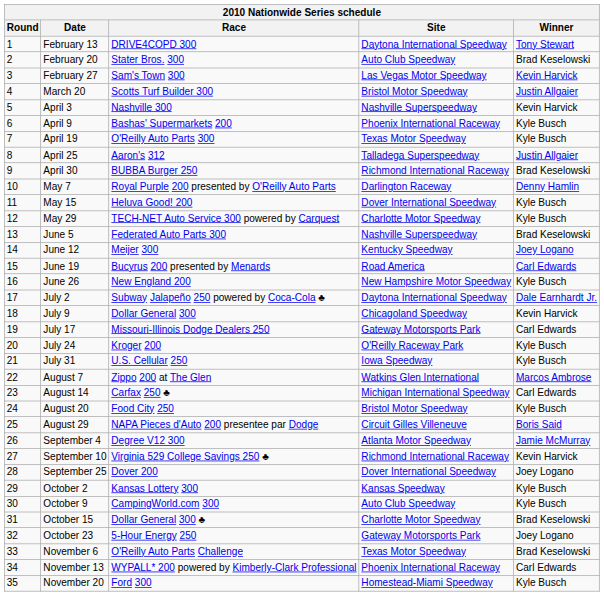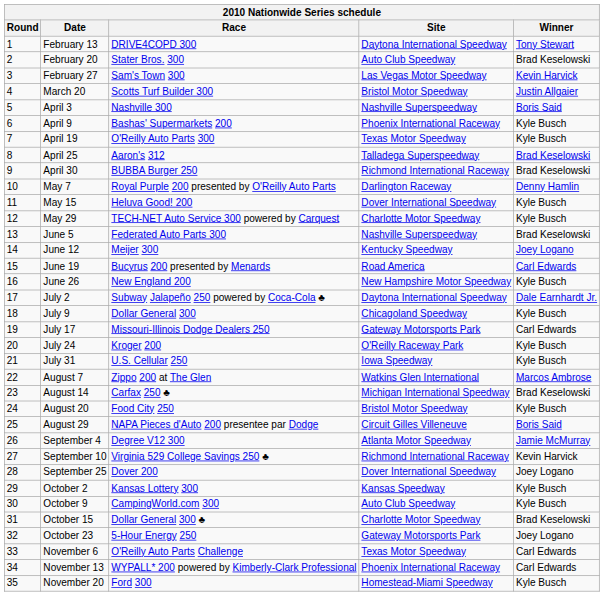(547, 107) Kevin Harvick -> (539, 107) Boris Said
(547, 155) Justin Allgaier -> (553, 155) Brad Keselowski
(547, 313) Kevin Harvick -> (541, 313) Kyle Busch
(546, 393) Carl Edwards -> (553, 393) Brad Keselowski
(553, 551) Brad Keselowski -> (546, 551) Carl Edwards
